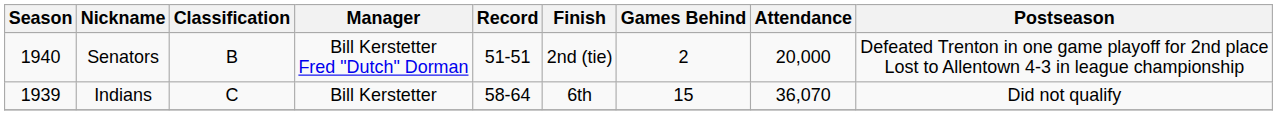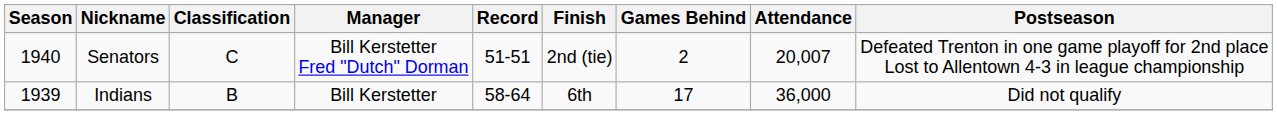(232, 57) B -> (232, 57) C
(803, 57) 20,000 -> (803, 57) 20,007
(232, 95) C -> (232, 95) B
(683, 95) 15 -> (683, 95) 17
(803, 95) 36,070 -> (803, 95) 36,000
